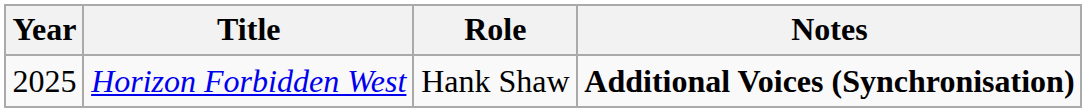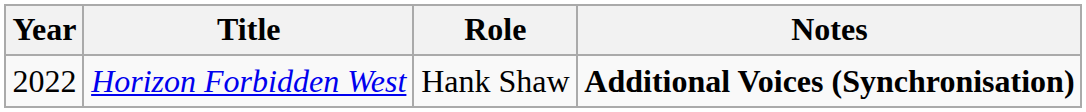(44, 80) 2025 -> (44, 80) 2022
